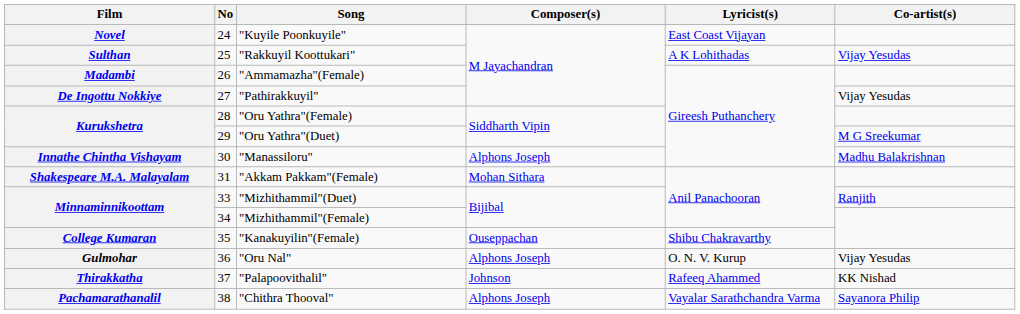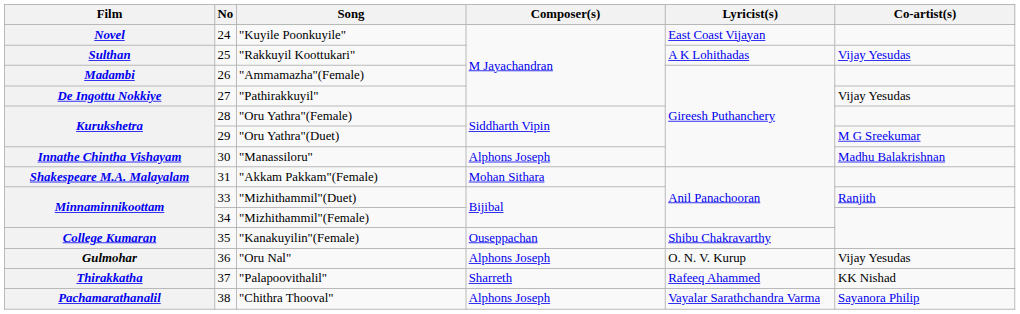(490, 278) Johnson -> (490, 278) Sharreth
